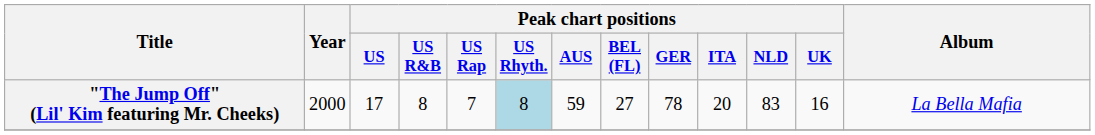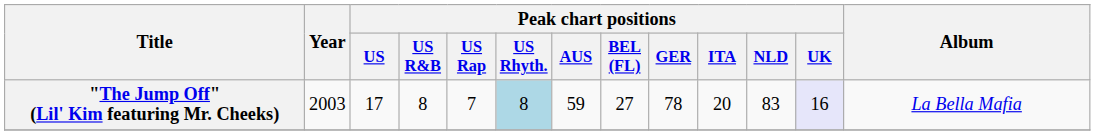(327, 104) 2000 -> (327, 104) 2003
(820, 104) no background -> (820, 104) lavender background
